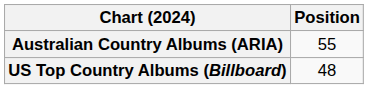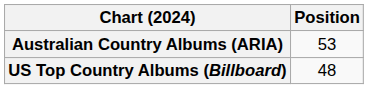(327, 44) 55 -> (327, 44) 53
